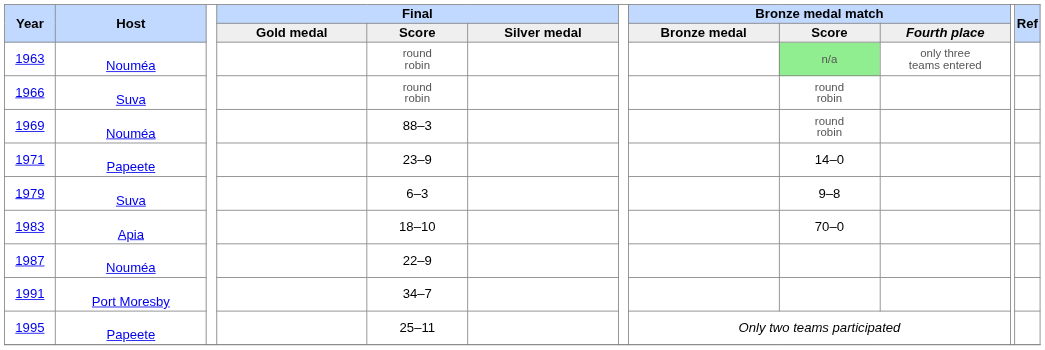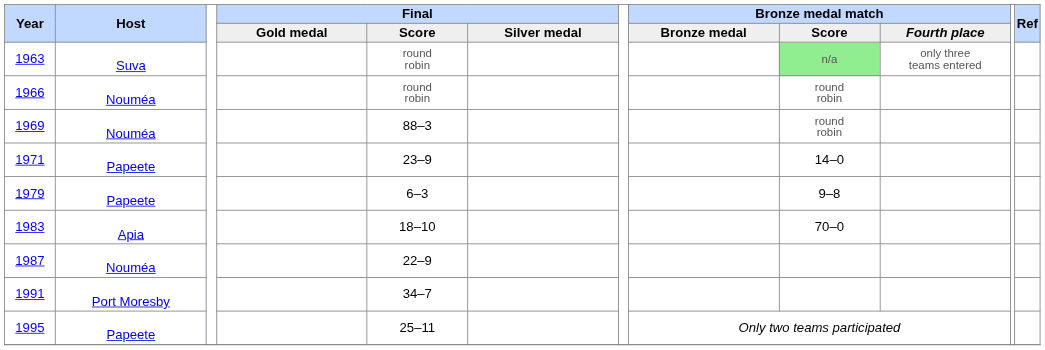(131, 66) Nouméa -> (131, 66) Suva
(131, 100) Suva -> (131, 100) Nouméa
(131, 200) Suva -> (131, 200) Papeete
